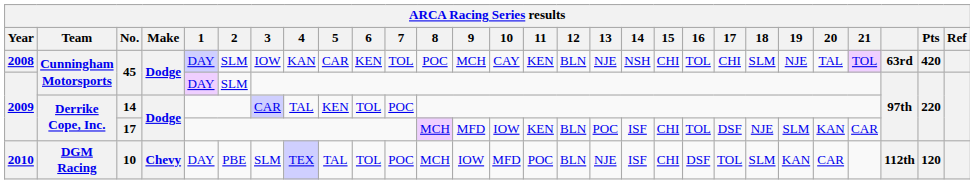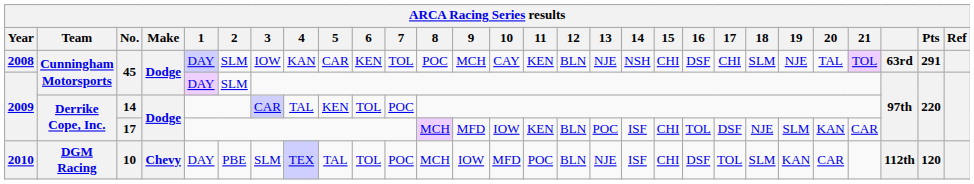(698, 61) TOL -> (698, 61) DSF
(931, 61) 420 -> (931, 61) 291
